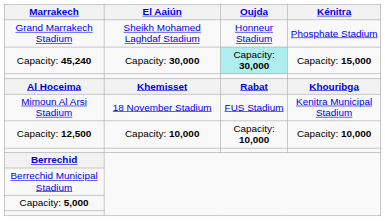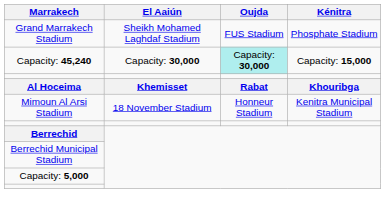(254, 33) Honneur Stadium -> (254, 33) FUS Stadium
(254, 107) FUS Stadium -> (254, 107) Honneur Stadium
- row: (54, 134)
